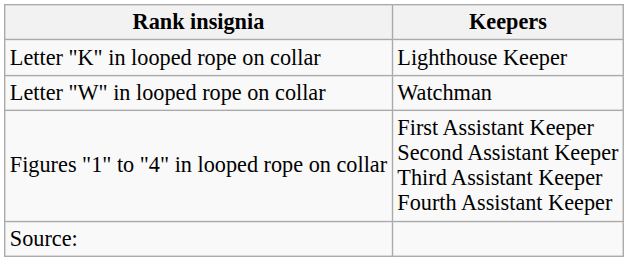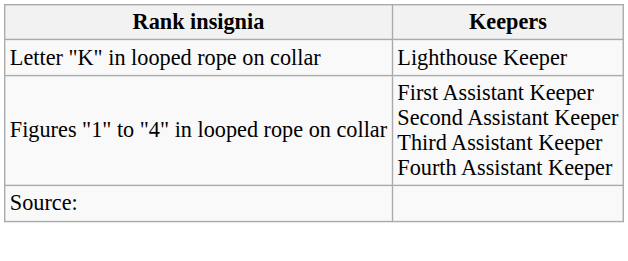- row: (168, 92)
